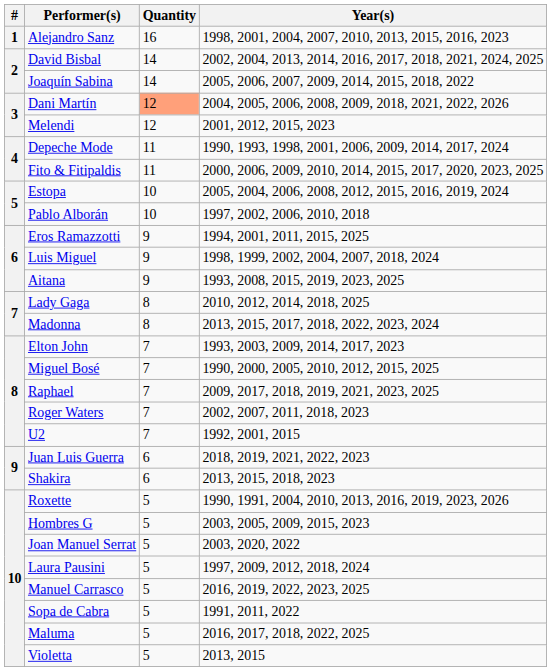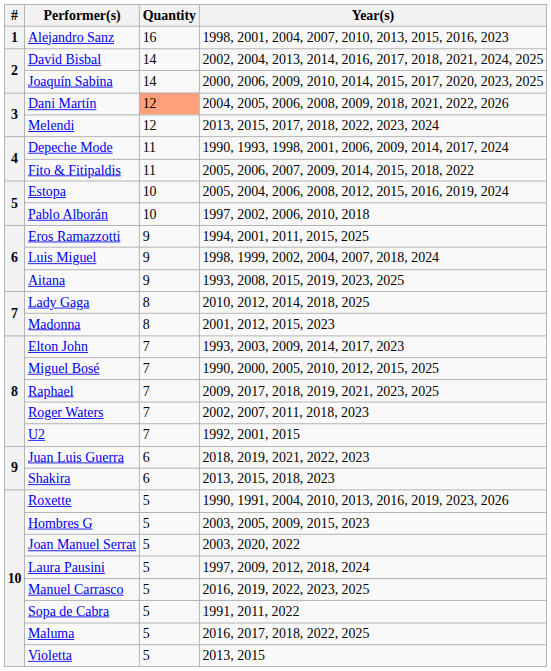(338, 81) 2005, 2006, 2007, 2009, 2014, 2015, 2018, 2022 -> (373, 81) 2000, 2006, 2009, 2010, 2014, 2015, 2017, 2020, 2023, 2025
(269, 125) 2001, 2012, 2015, 2023 -> (321, 125) 2013, 2015, 2017, 2018, 2022, 2023, 2024
(373, 170) 2000, 2006, 2009, 2010, 2014, 2015, 2017, 2020, 2023, 2025 -> (338, 170) 2005, 2006, 2007, 2009, 2014, 2015, 2018, 2022
(321, 324) 2013, 2015, 2017, 2018, 2022, 2023, 2024 -> (269, 324) 2001, 2012, 2015, 2023
